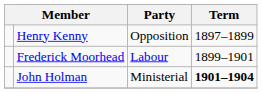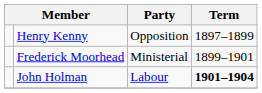(149, 56) Labour -> (159, 56) Ministerial
(159, 77) Ministerial -> (149, 77) Labour
